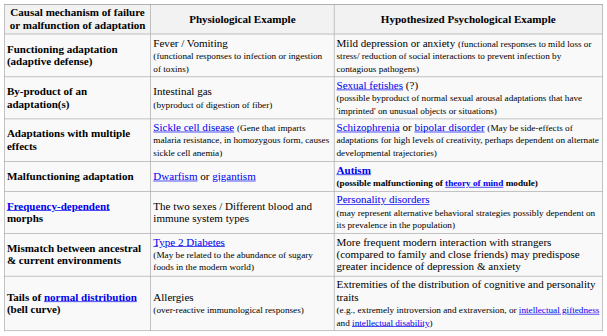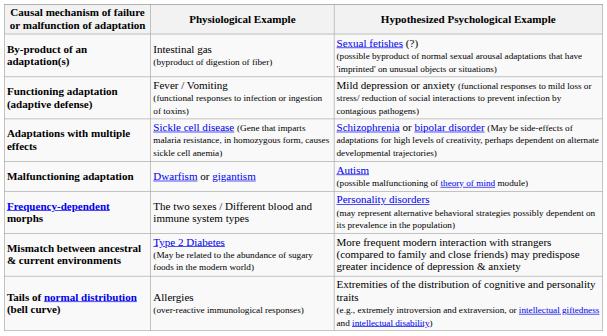rows swapped: (62, 55) <-> (47, 97)
(437, 176) bold -> (432, 176) normal
